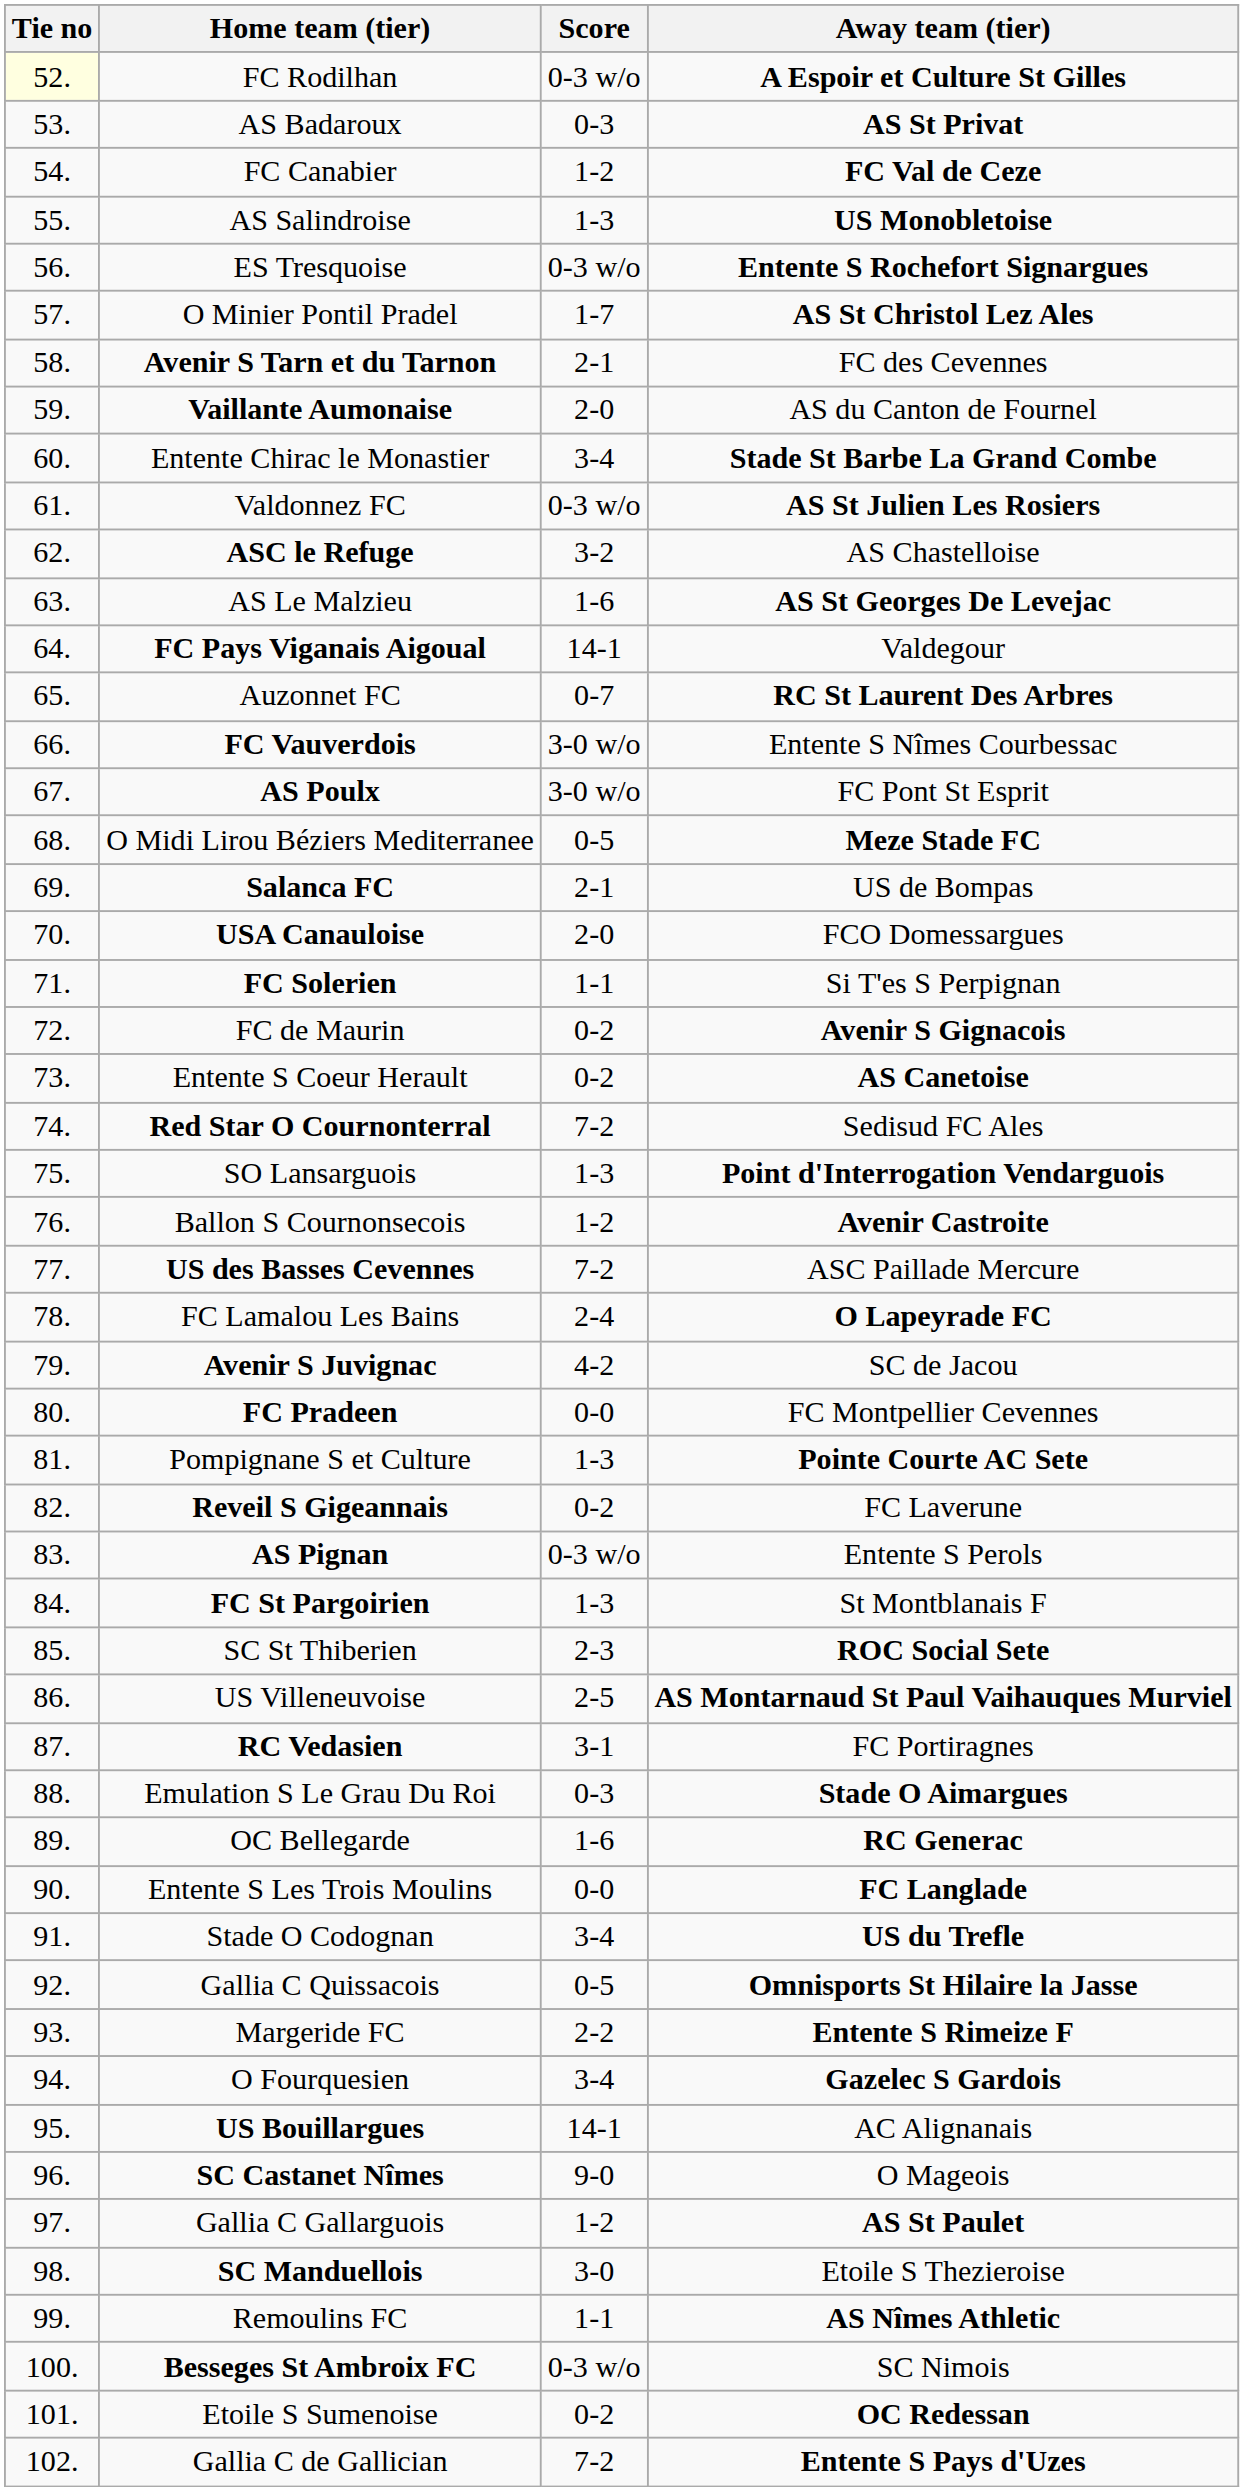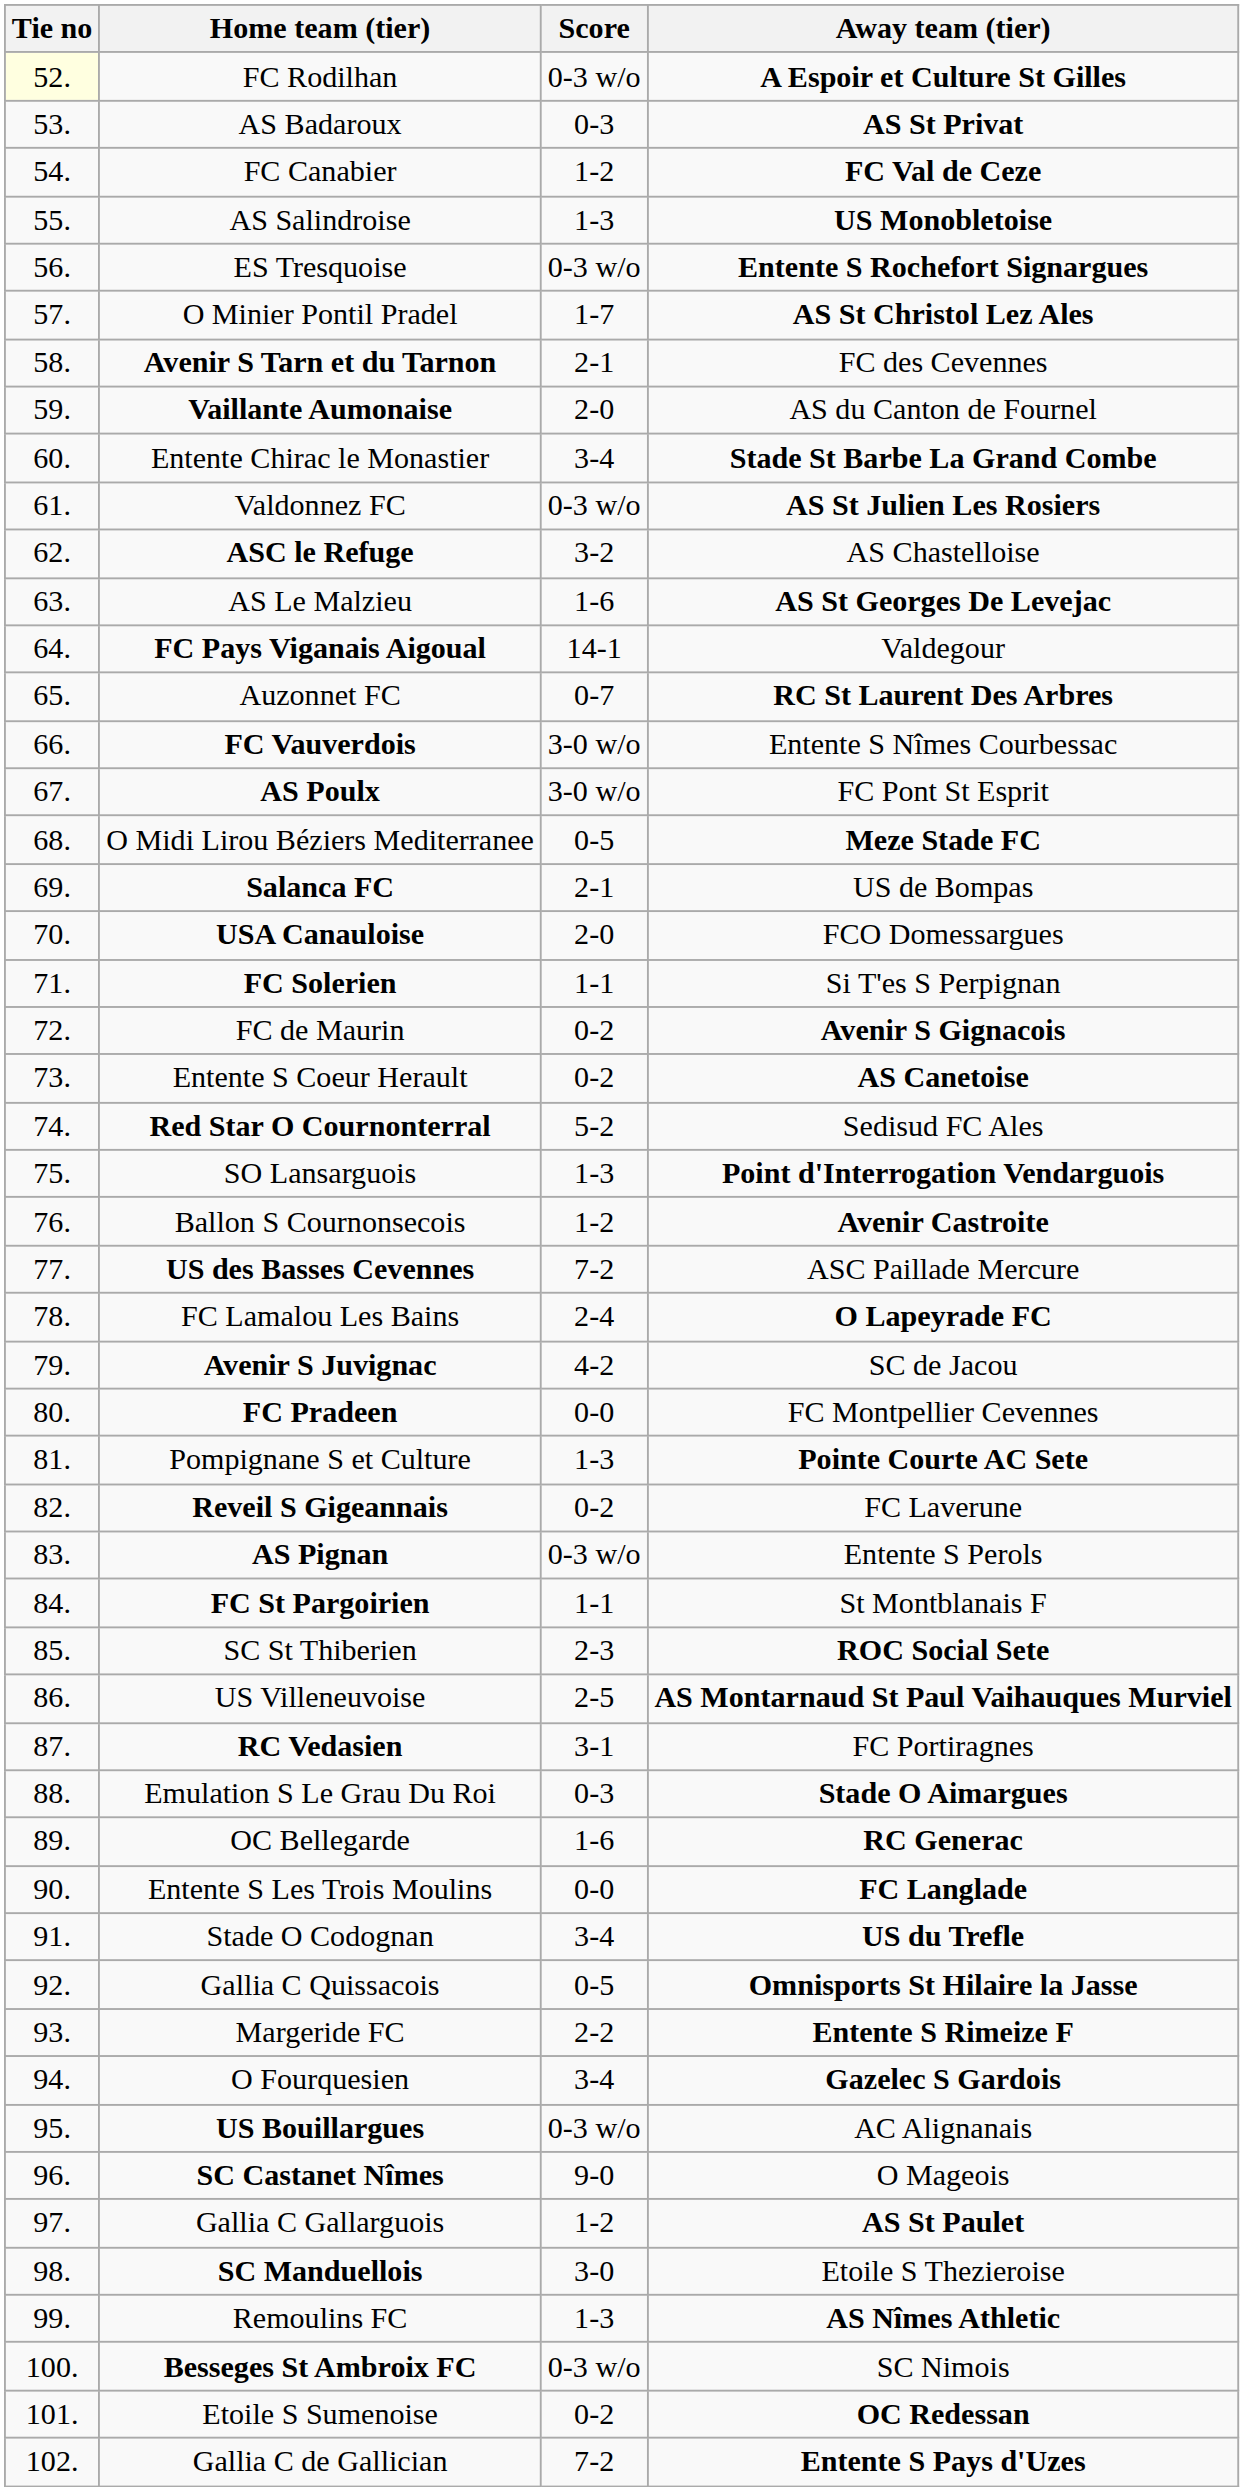(594, 1125) 7-2 -> (594, 1125) 5-2
(594, 1602) 1-3 -> (594, 1602) 1-1
(594, 2127) 14-1 -> (594, 2127) 0-3 w/o
(594, 2318) 1-1 -> (594, 2318) 1-3
